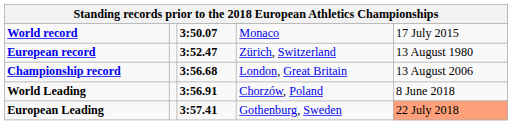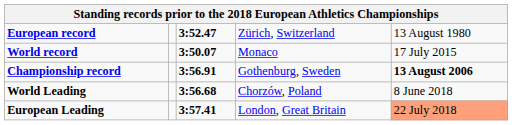rows swapped: (42, 33) <-> (51, 52)
(199, 71) 3:56.68 -> (198, 71) 3:56.91
(293, 71) London, Great Britain -> (289, 71) Gothenburg, Sweden
(435, 71) normal -> (433, 71) bold
(199, 91) 3:56.91 -> (198, 91) 3:56.68
(291, 110) Gothenburg, Sweden -> (292, 110) London, Great Britain
